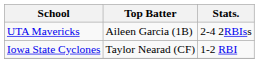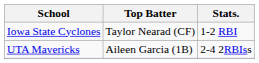rows swapped: (43, 31) <-> (54, 49)
